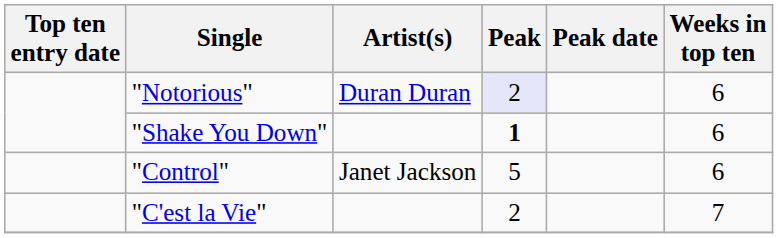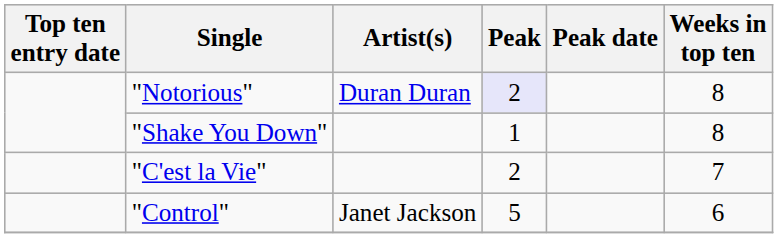(718, 92) 6 -> (718, 92) 8
(514, 132) bold -> (514, 132) normal
(718, 132) 6 -> (718, 132) 8
rows swapped: (199, 212) <-> (180, 172)
